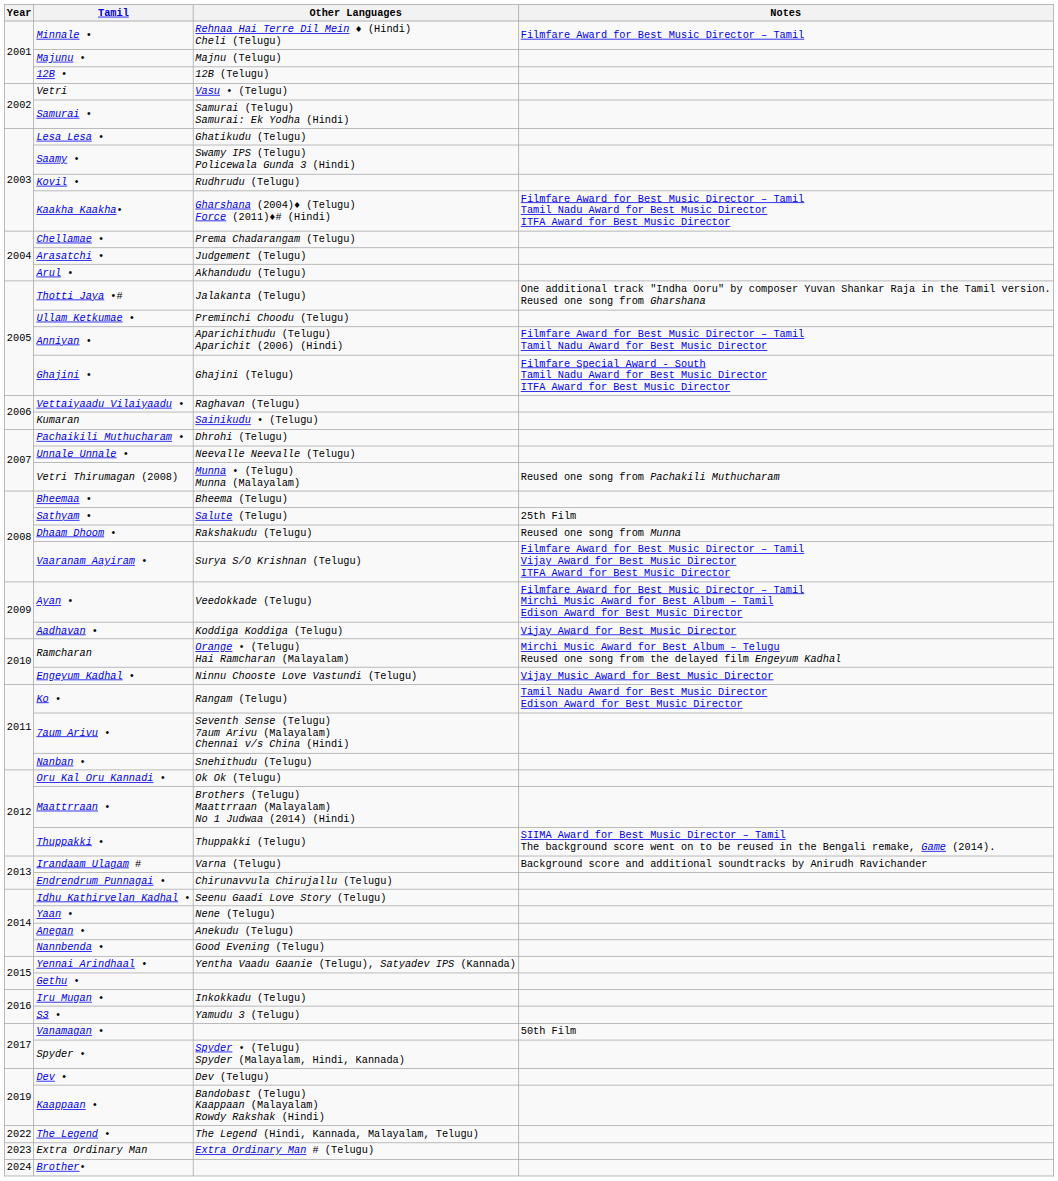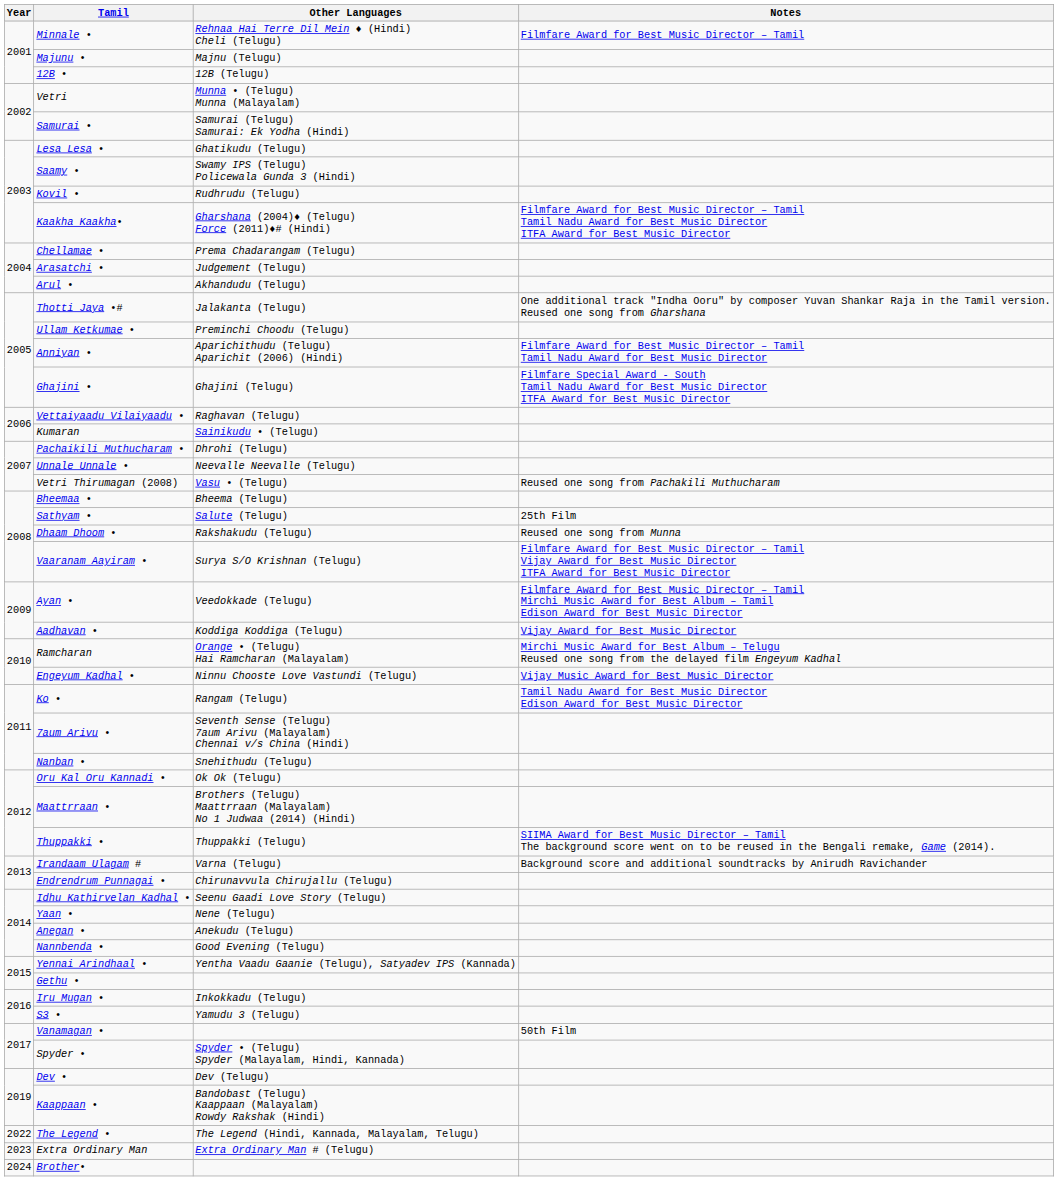(242, 92) Vasu • (Telugu) -> (248, 97) Munna • (Telugu) Munna (Malayalam)
(248, 477) Munna • (Telugu) Munna (Malayalam) -> (242, 483) Vasu • (Telugu)
